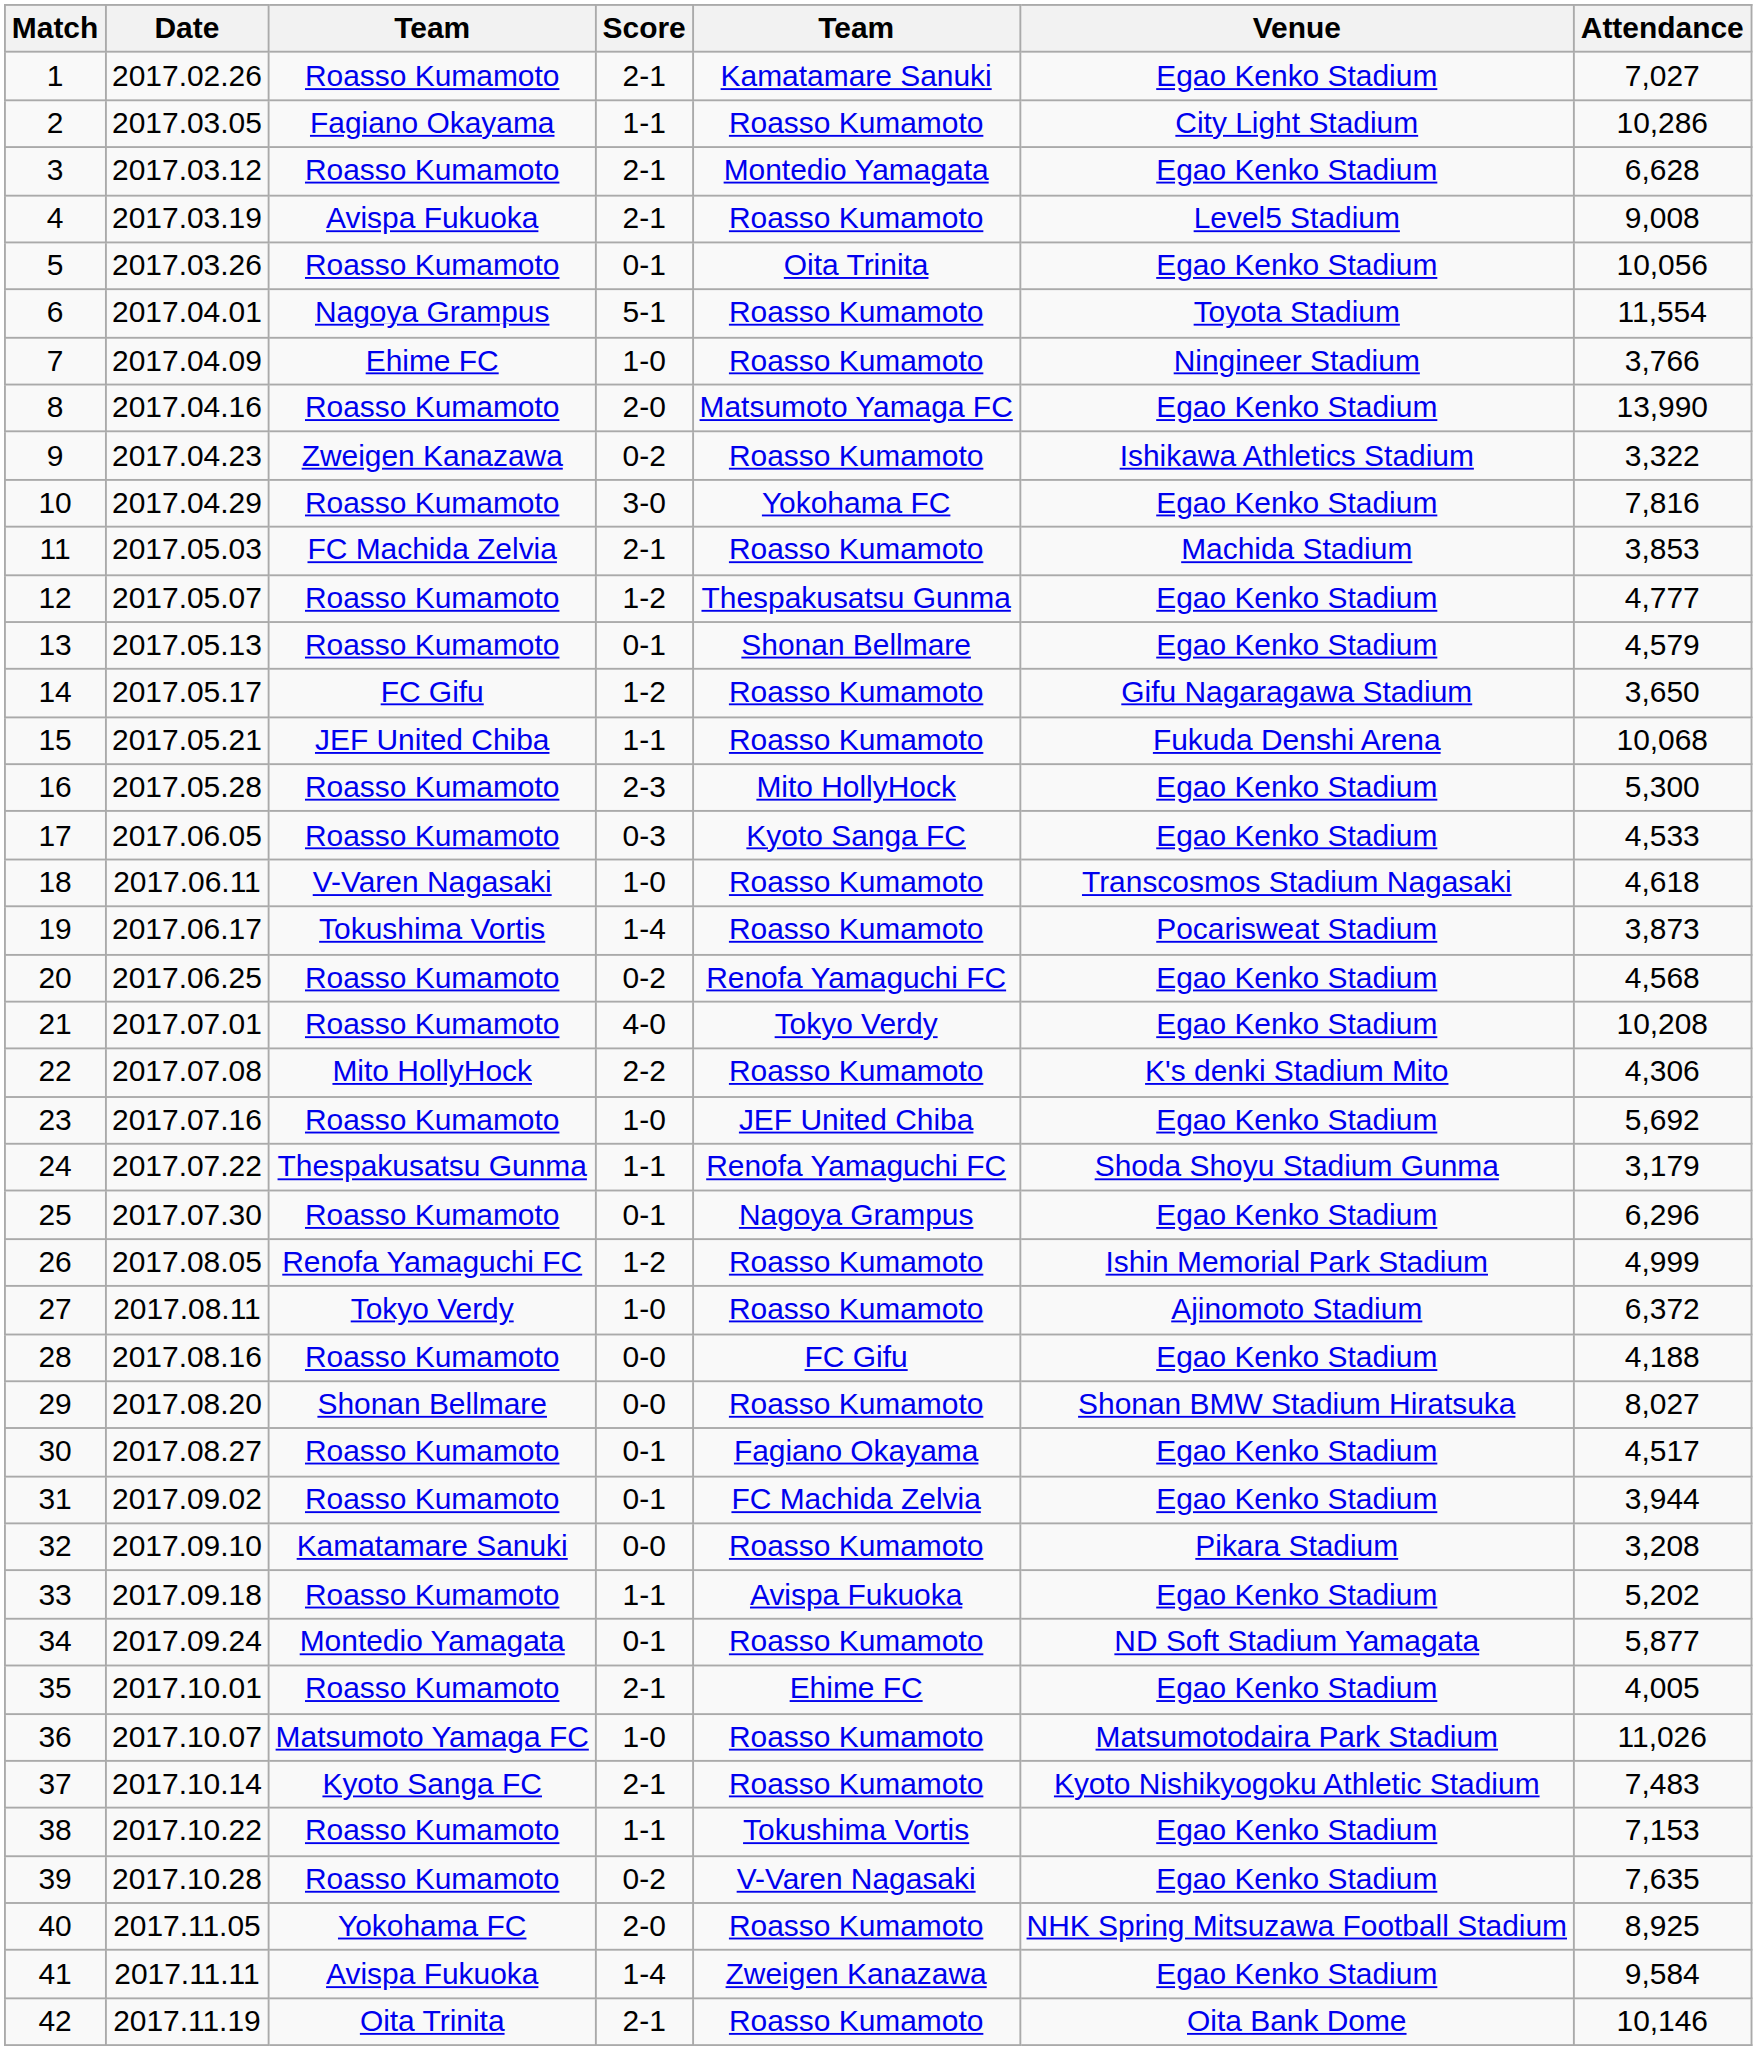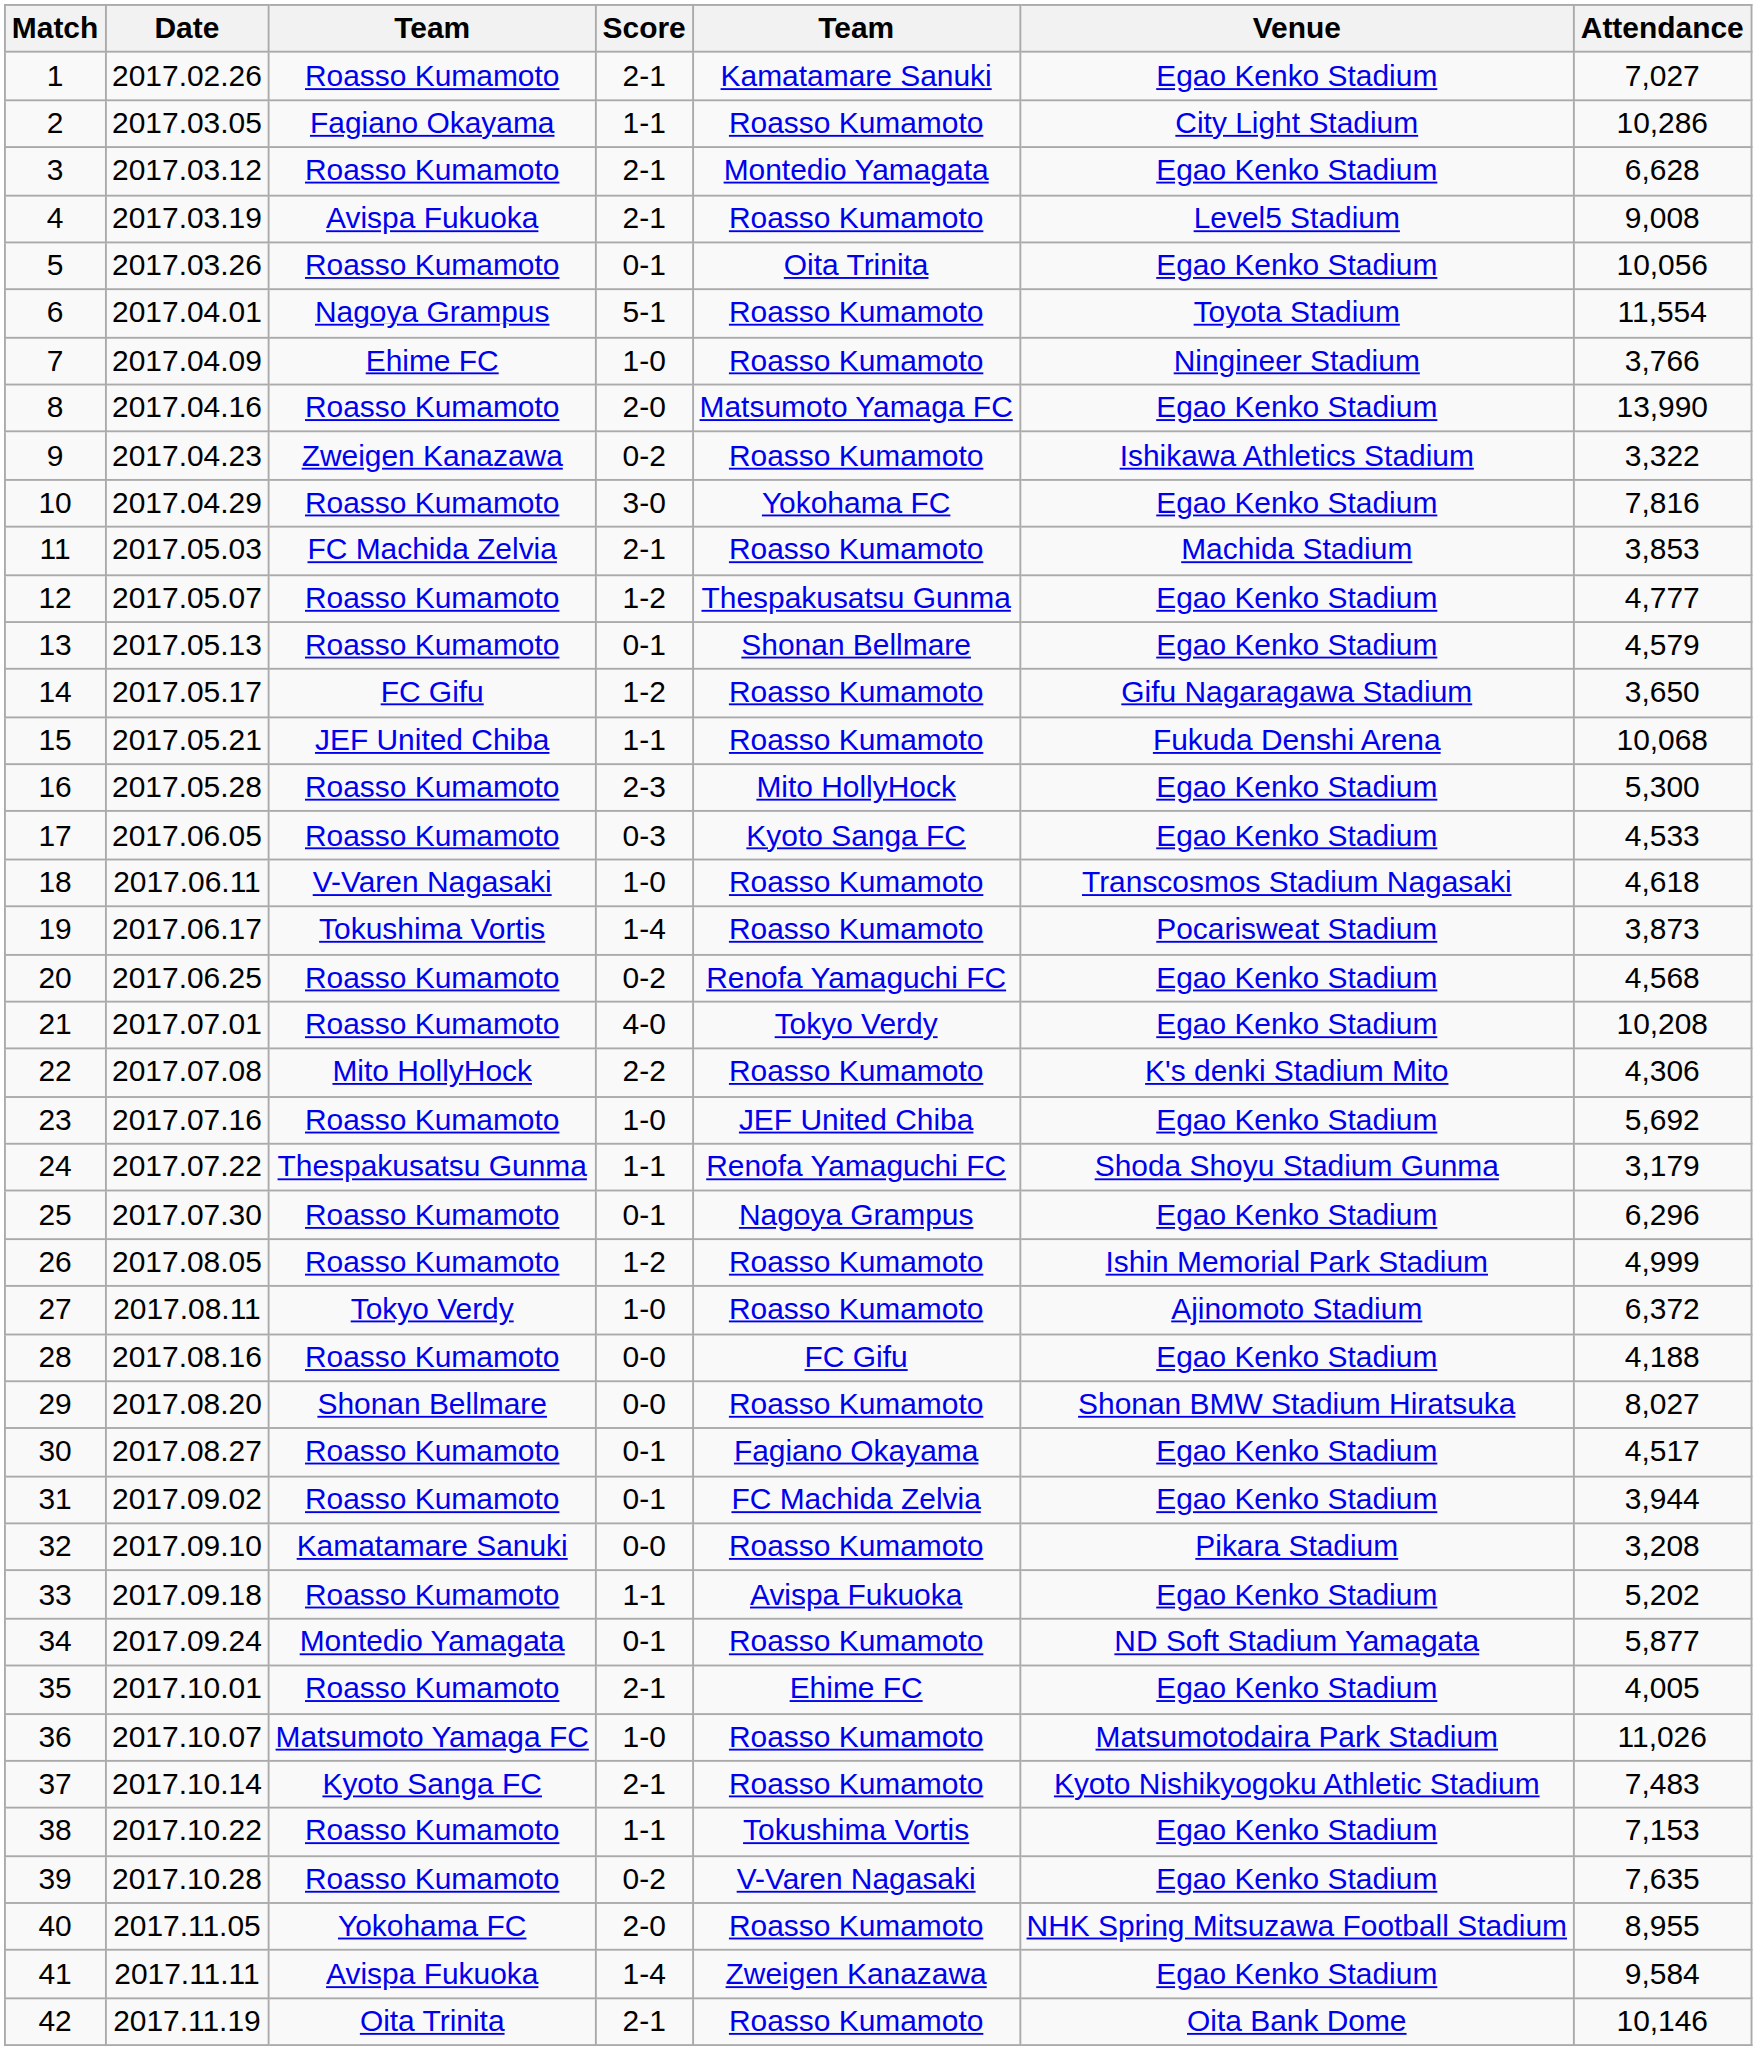(432, 1261) Renofa Yamaguchi FC -> (432, 1261) Roasso Kumamoto
(1662, 1926) 8,925 -> (1662, 1926) 8,955
